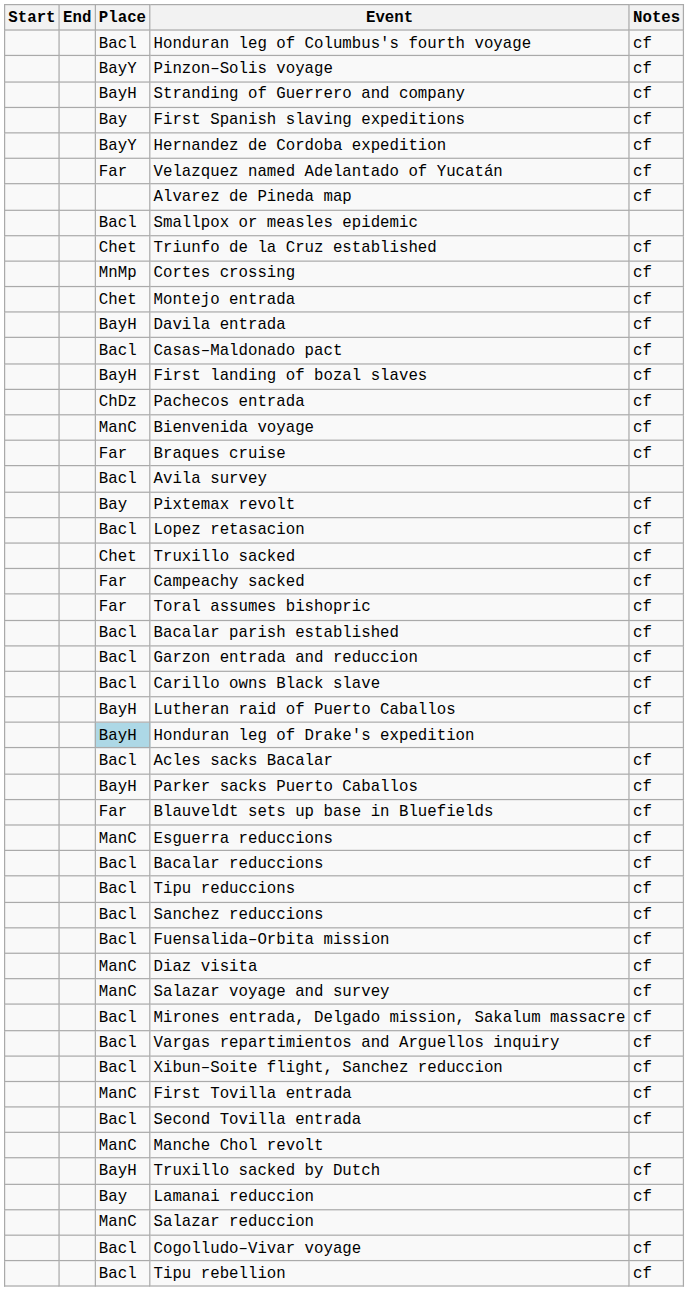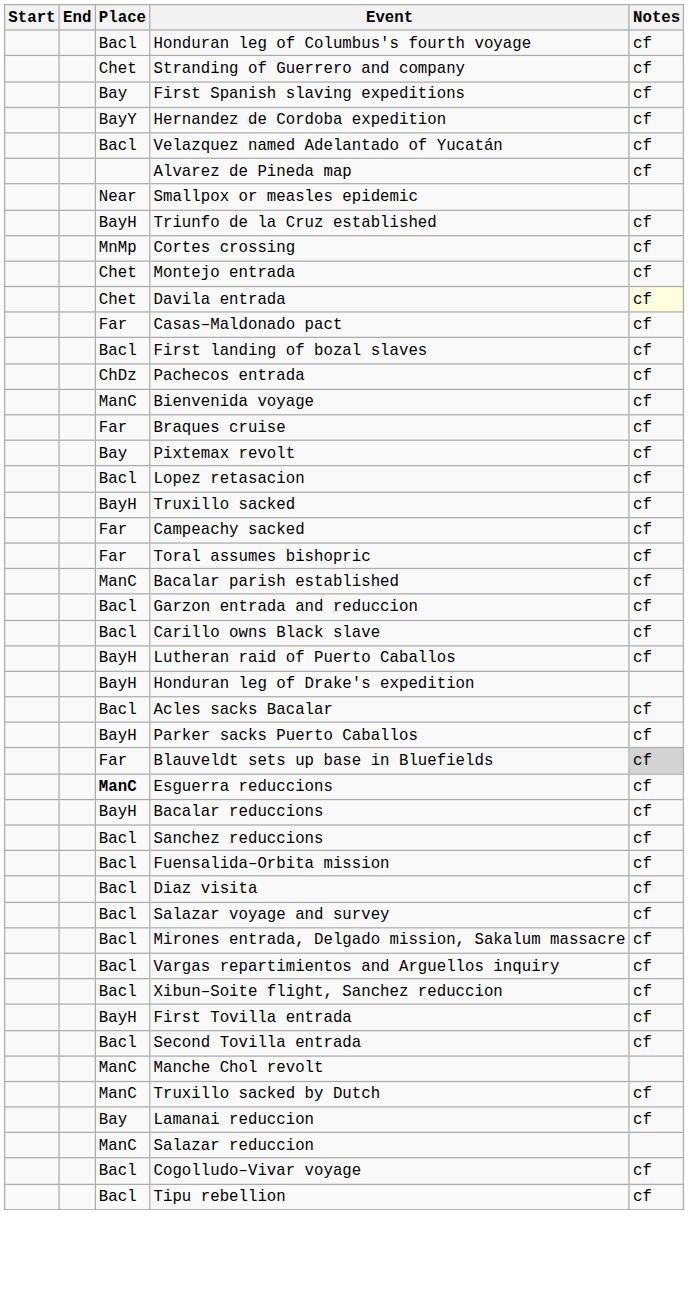- row: (243, 69)
(118, 94) BayH -> (118, 69) Chet
(113, 171) Far -> (118, 146) Bacl
(118, 223) Bacl -> (118, 197) Near
(118, 248) Chet -> (118, 223) BayH
(118, 325) BayH -> (118, 299) Chet
(642, 325) no background -> (642, 299) lightyellow background
(118, 351) Bacl -> (113, 325) Far
(118, 376) BayH -> (118, 351) Bacl
- row: (210, 479)
(118, 556) Chet -> (118, 505) BayH
(118, 633) Bacl -> (118, 581) ManC
(118, 735) lightblue background -> (118, 684) no background
(642, 812) no background -> (642, 761) lightgrey background
(118, 838) normal -> (118, 787) bold
(118, 863) Bacl -> (118, 812) BayH
- row: (224, 889)
(118, 966) ManC -> (118, 889) Bacl
(118, 992) ManC -> (118, 915) Bacl
(118, 1094) ManC -> (118, 1017) BayH
(118, 1171) BayH -> (118, 1094) ManC
